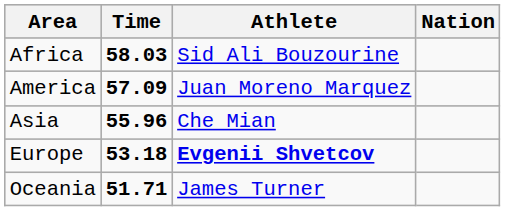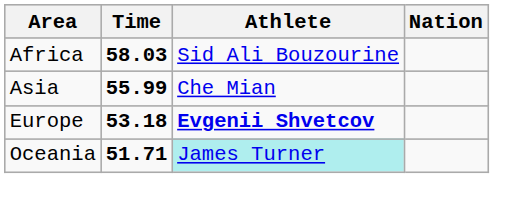- row: (53, 88)
(137, 122) 55.96 -> (137, 88) 55.99
(251, 189) no background -> (251, 155) paleturquoise background
